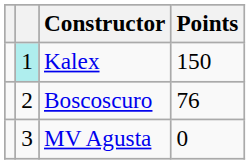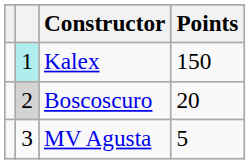(27, 100) no background -> (27, 100) lightgrey background
(188, 100) 76 -> (188, 100) 20
(182, 138) 0 -> (182, 138) 5
